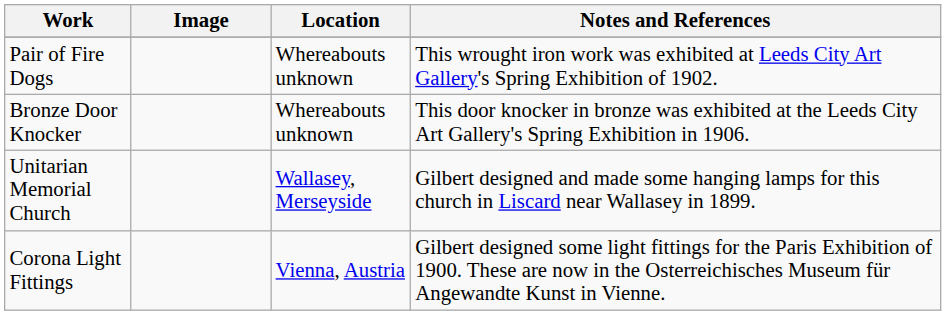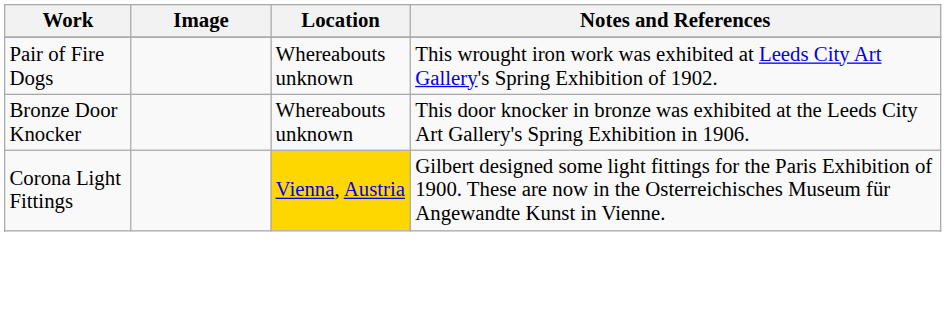- row: (50, 190)
(340, 269) no background -> (340, 190) gold background
